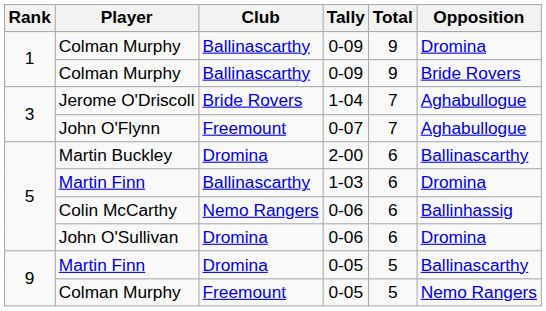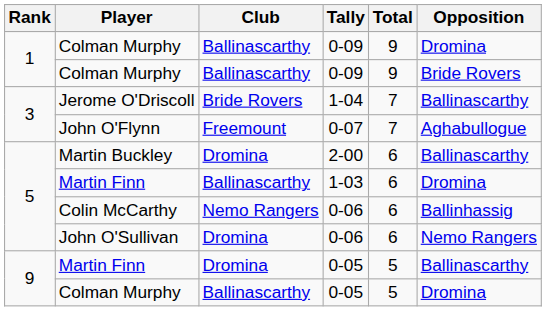(474, 100) Aghabullogue -> (475, 100) Ballinascarthy
(453, 237) Dromina -> (479, 237) Nemo Rangers
(244, 292) Freemount -> (256, 292) Ballinascarthy
(479, 292) Nemo Rangers -> (453, 292) Dromina
